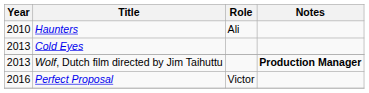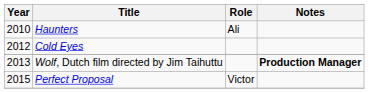(19, 46) 2013 -> (19, 46) 2012
(19, 79) 2016 -> (19, 79) 2015
